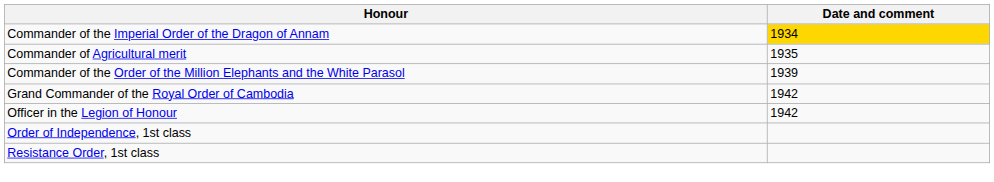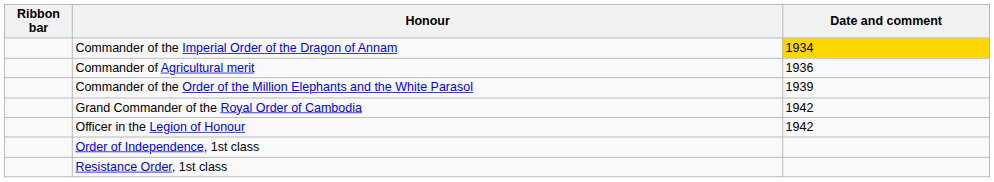+ column: (38, 21)
(784, 53) 1935 -> (800, 68) 1936
